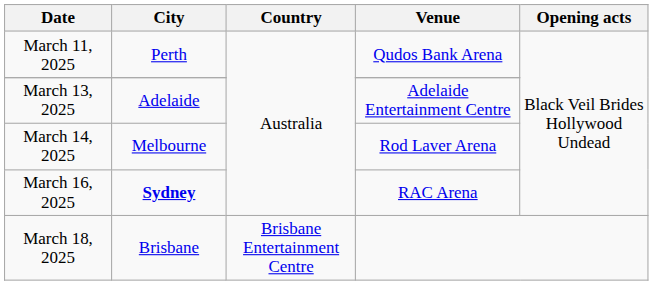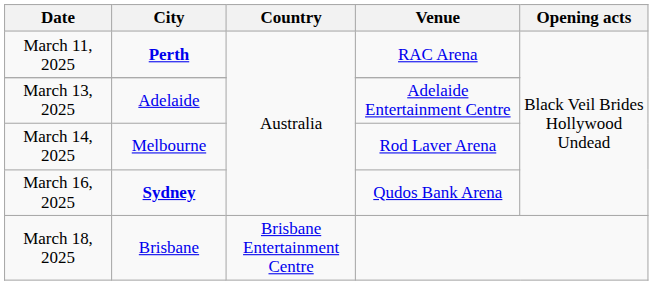(169, 54) normal -> (169, 54) bold
(438, 54) Qudos Bank Arena -> (438, 54) RAC Arena
(438, 192) RAC Arena -> (438, 192) Qudos Bank Arena
